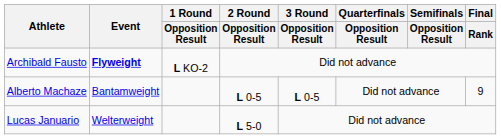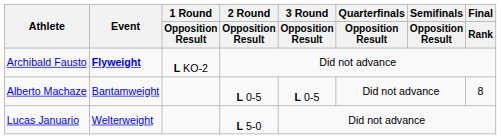(481, 92) 9 -> (481, 92) 8
